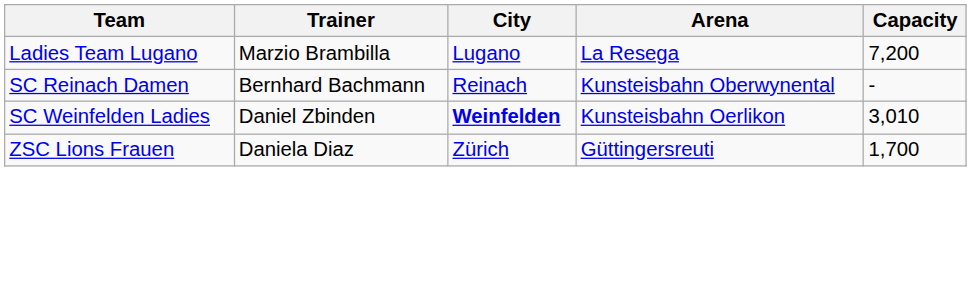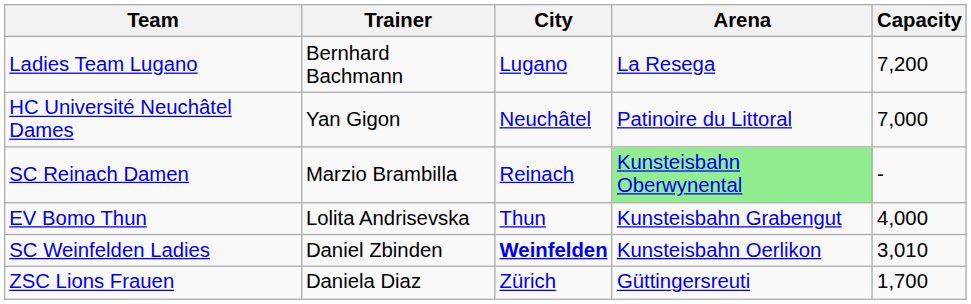(314, 52) Marzio Brambilla -> (354, 64) Bernhard Bachmann
+ row: (121, 119)
(332, 85) Bernhard Bachmann -> (382, 174) Marzio Brambilla
(708, 85) no background -> (680, 174) lightgreen background
+ row: (78, 218)
